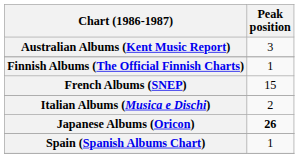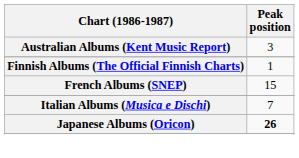(270, 104) 2 -> (270, 104) 7
- row: (126, 143)
